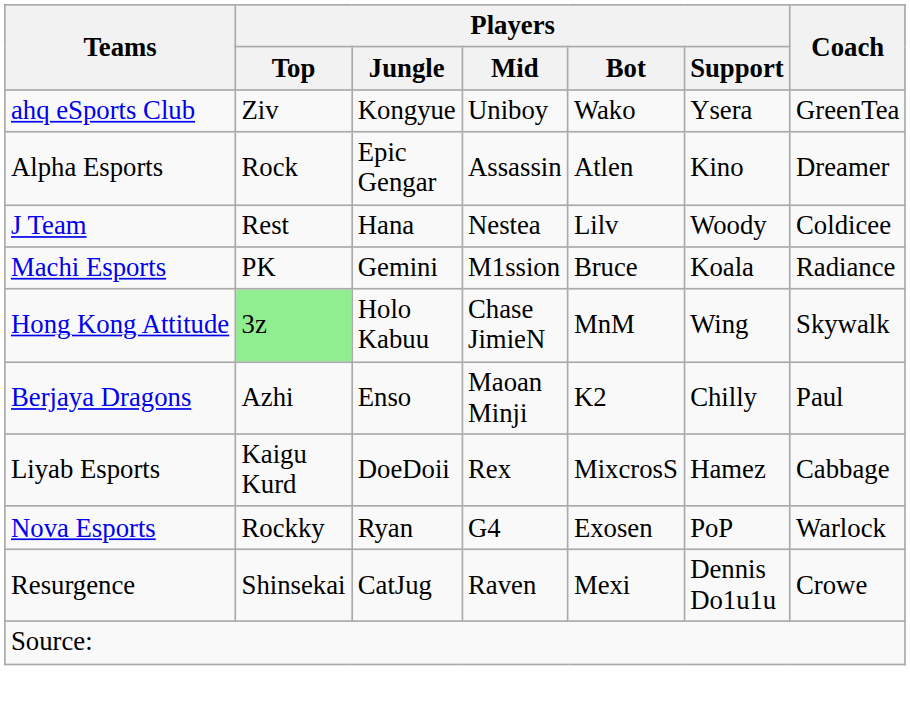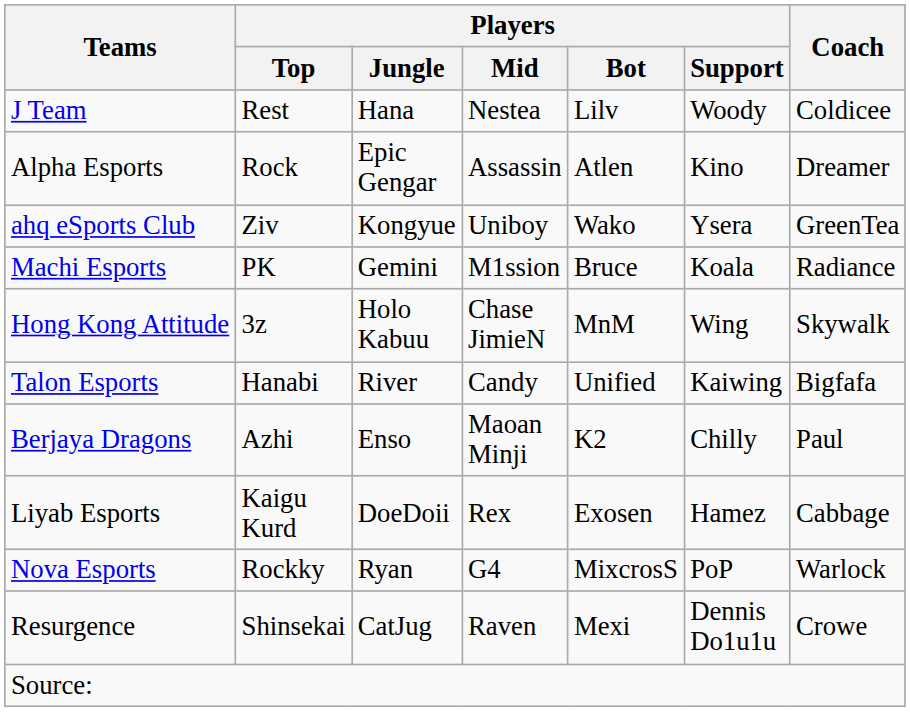rows swapped: (103, 110) <-> (49, 225)
(254, 325) lightgreen background -> (254, 325) no background
+ row: (85, 382)
(626, 469) MixcrosS -> (613, 512) Exosen
(613, 527) Exosen -> (626, 569) MixcrosS
